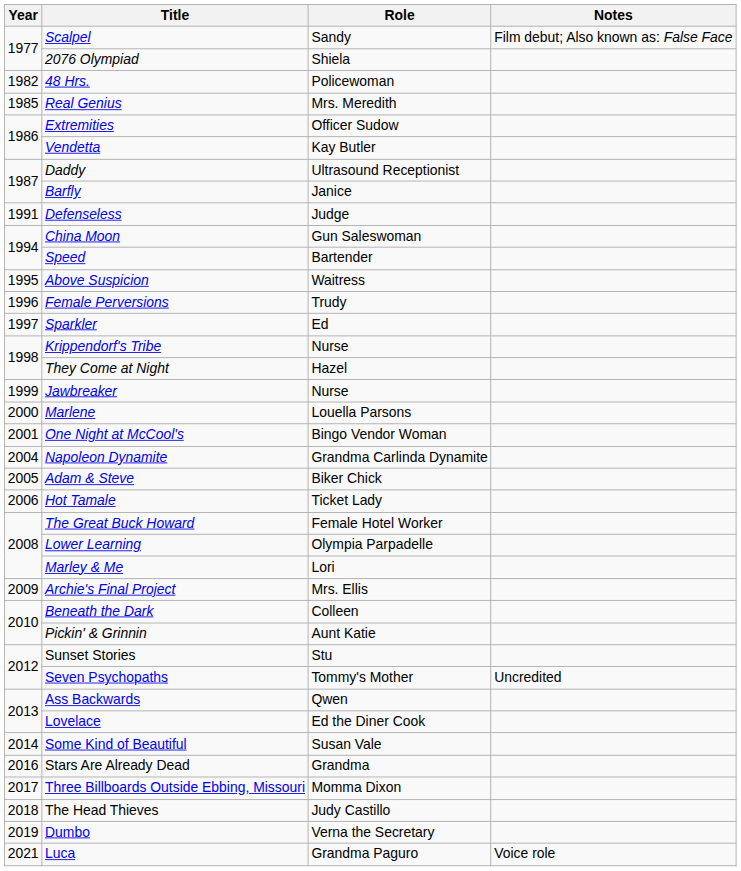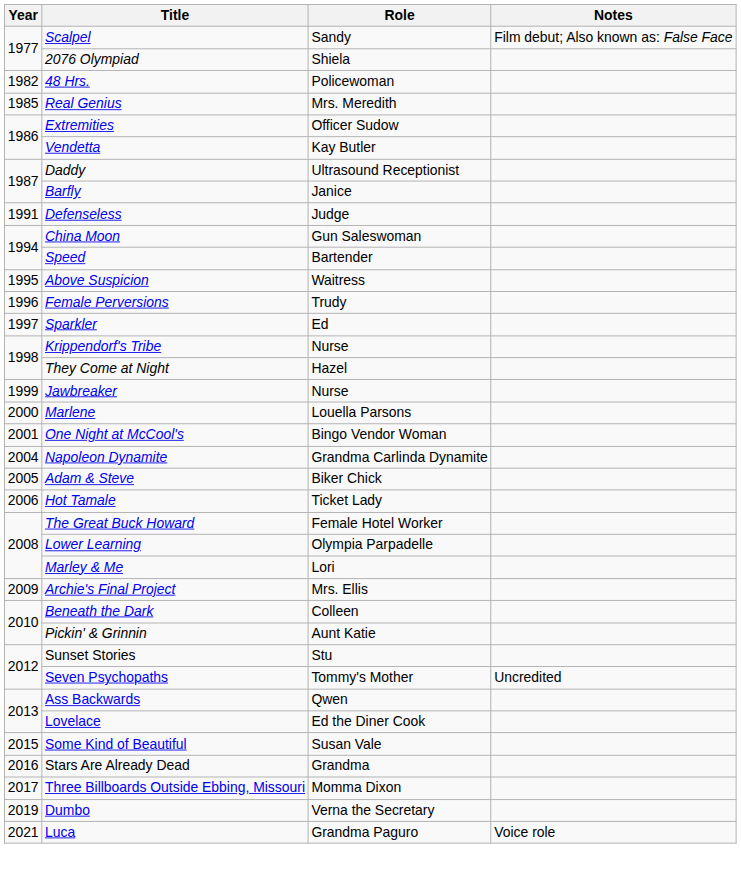(23, 744) 2014 -> (23, 744) 2015
- row: (102, 810)
